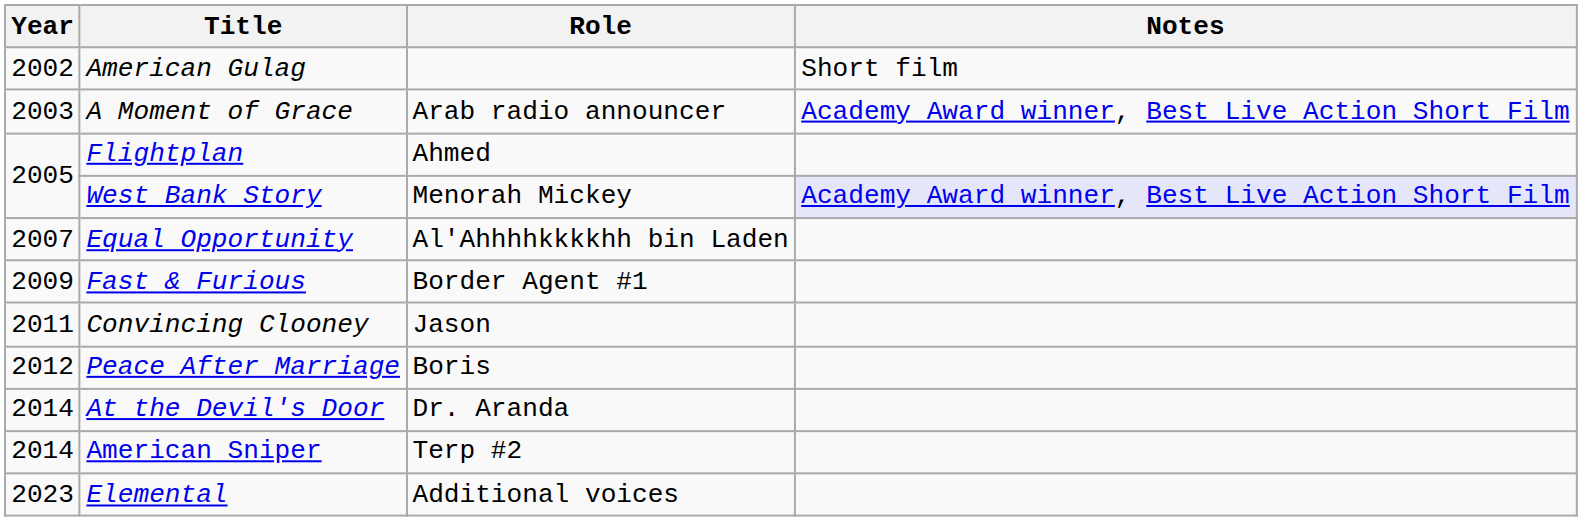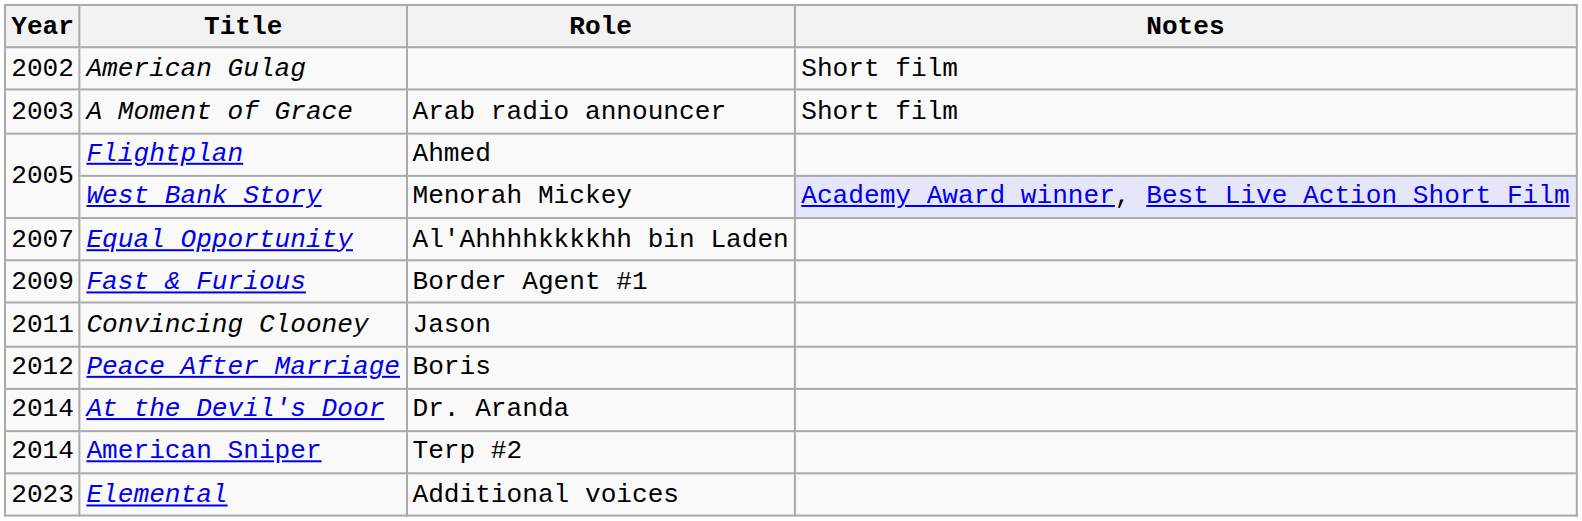(1185, 111) Academy Award winner, Best Live Action Short Film -> (880, 111) Short film
